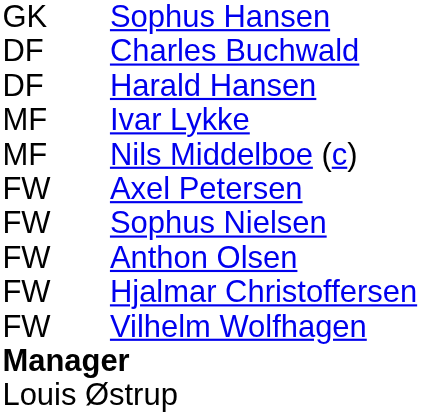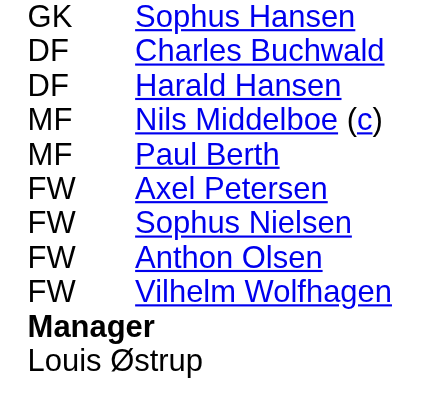- row: (180, 119)
+ row: (207, 154)
- row: (264, 291)
